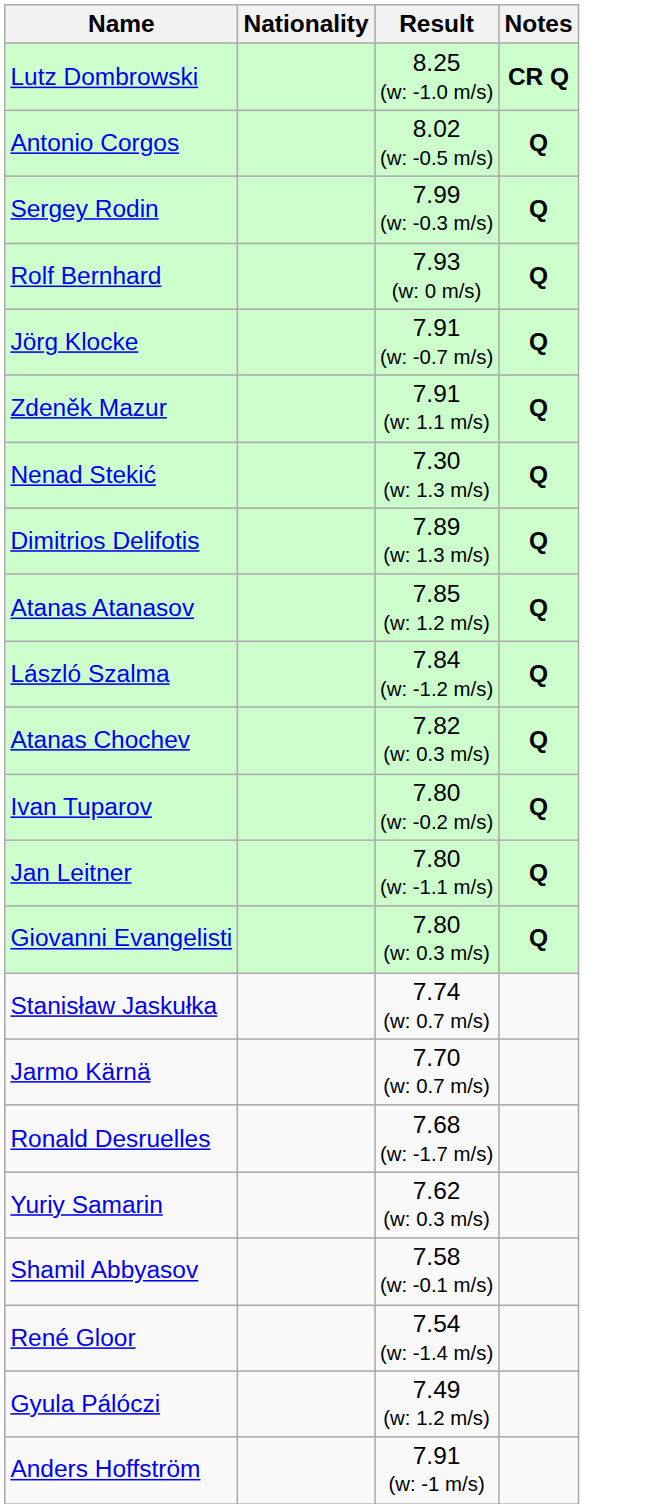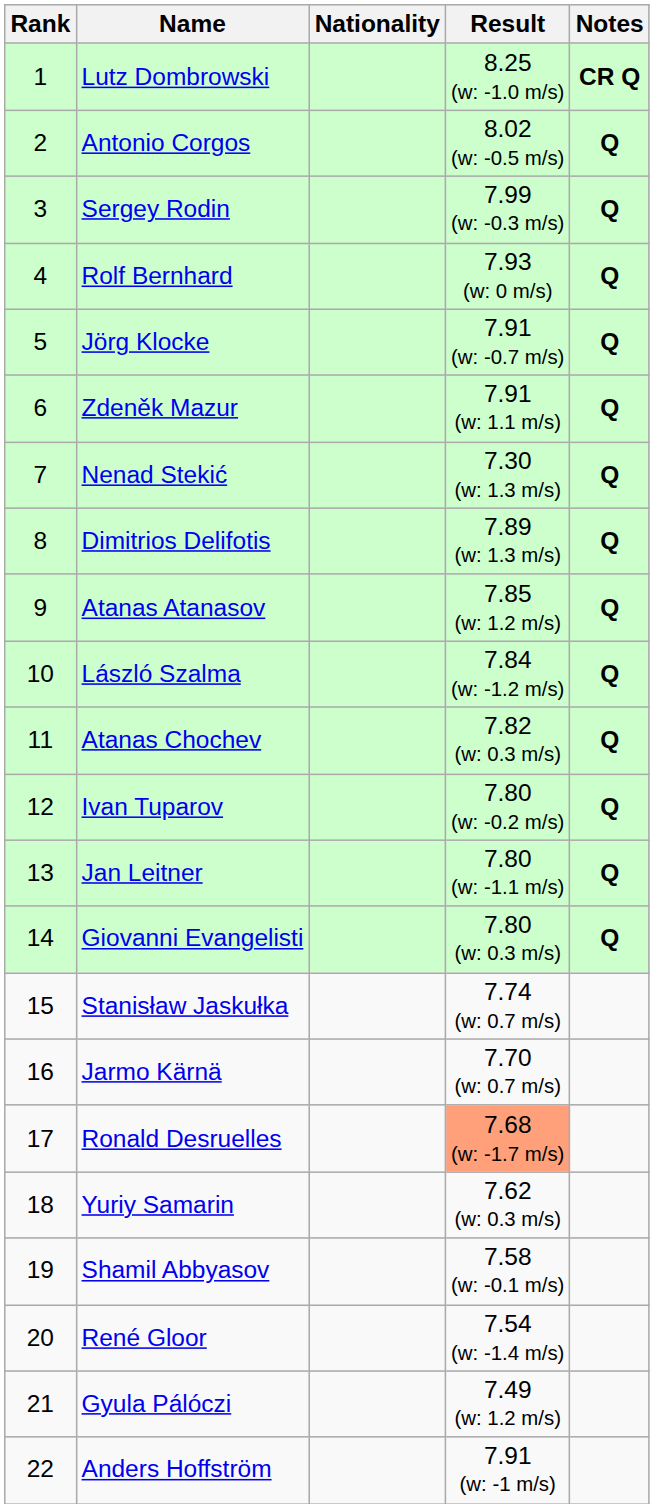+ column: (40, 23)
(437, 1138) no background -> (508, 1138) lightsalmon background
